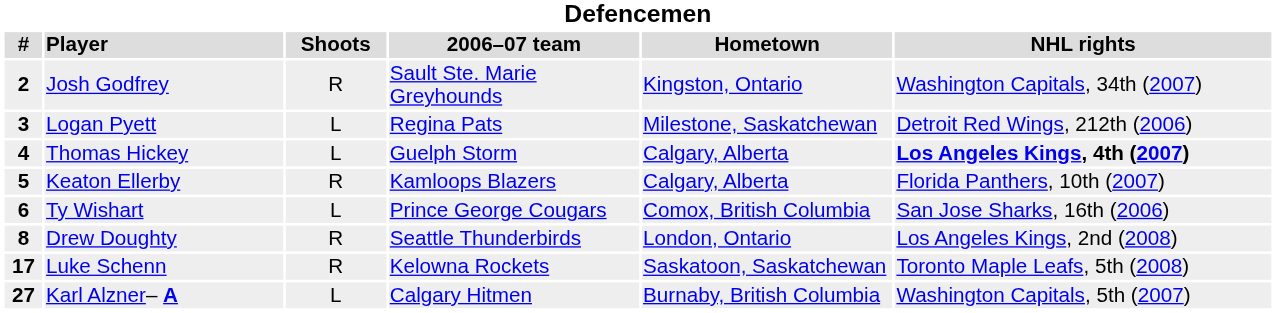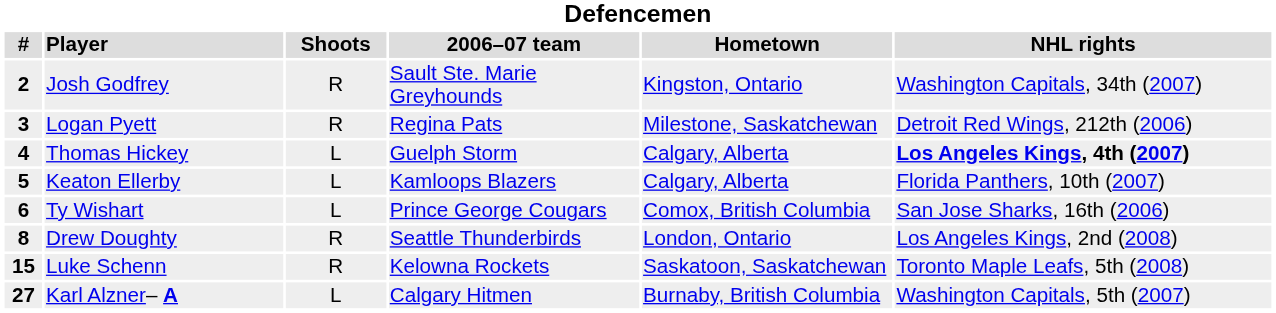(336, 124) L -> (336, 124) R
(336, 181) R -> (336, 181) L
(23, 266) 17 -> (23, 266) 15
